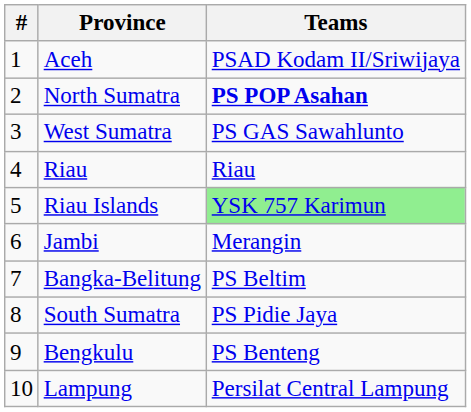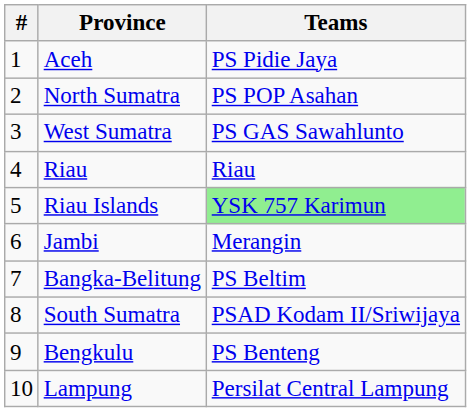(336, 59) PSAD Kodam II/Sriwijaya -> (274, 59) PS Pidie Jaya
(290, 95) bold -> (285, 95) normal
(274, 315) PS Pidie Jaya -> (336, 315) PSAD Kodam II/Sriwijaya
